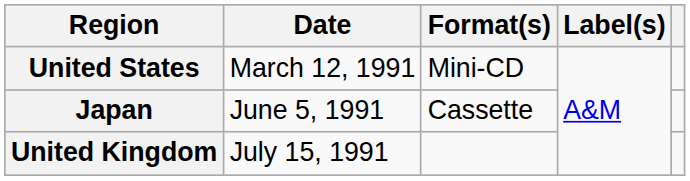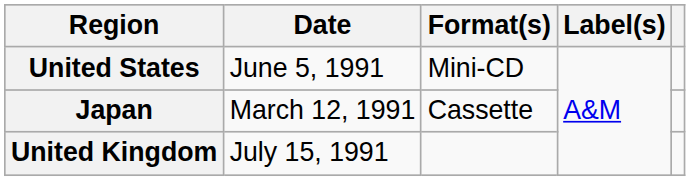(322, 68) March 12, 1991 -> (307, 68) June 5, 1991
(307, 110) June 5, 1991 -> (322, 110) March 12, 1991
